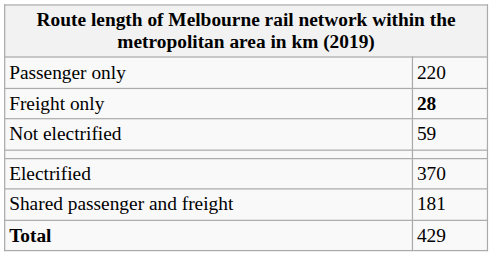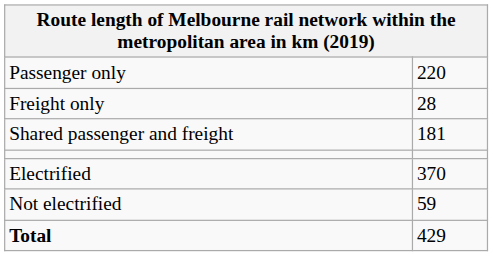(427, 103) bold -> (427, 103) normal
rows swapped: (121, 204) <-> (65, 134)
